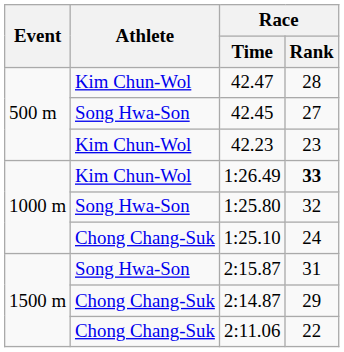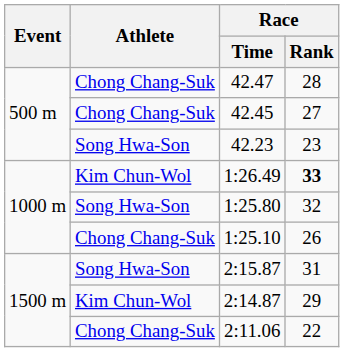(133, 82) Kim Chun-Wol -> (145, 82) Chong Chang-Suk
(132, 113) Song Hwa-Son -> (145, 113) Chong Chang-Suk
(133, 144) Kim Chun-Wol -> (132, 144) Song Hwa-Son
(312, 238) 24 -> (312, 238) 26
(145, 300) Chong Chang-Suk -> (133, 300) Kim Chun-Wol
